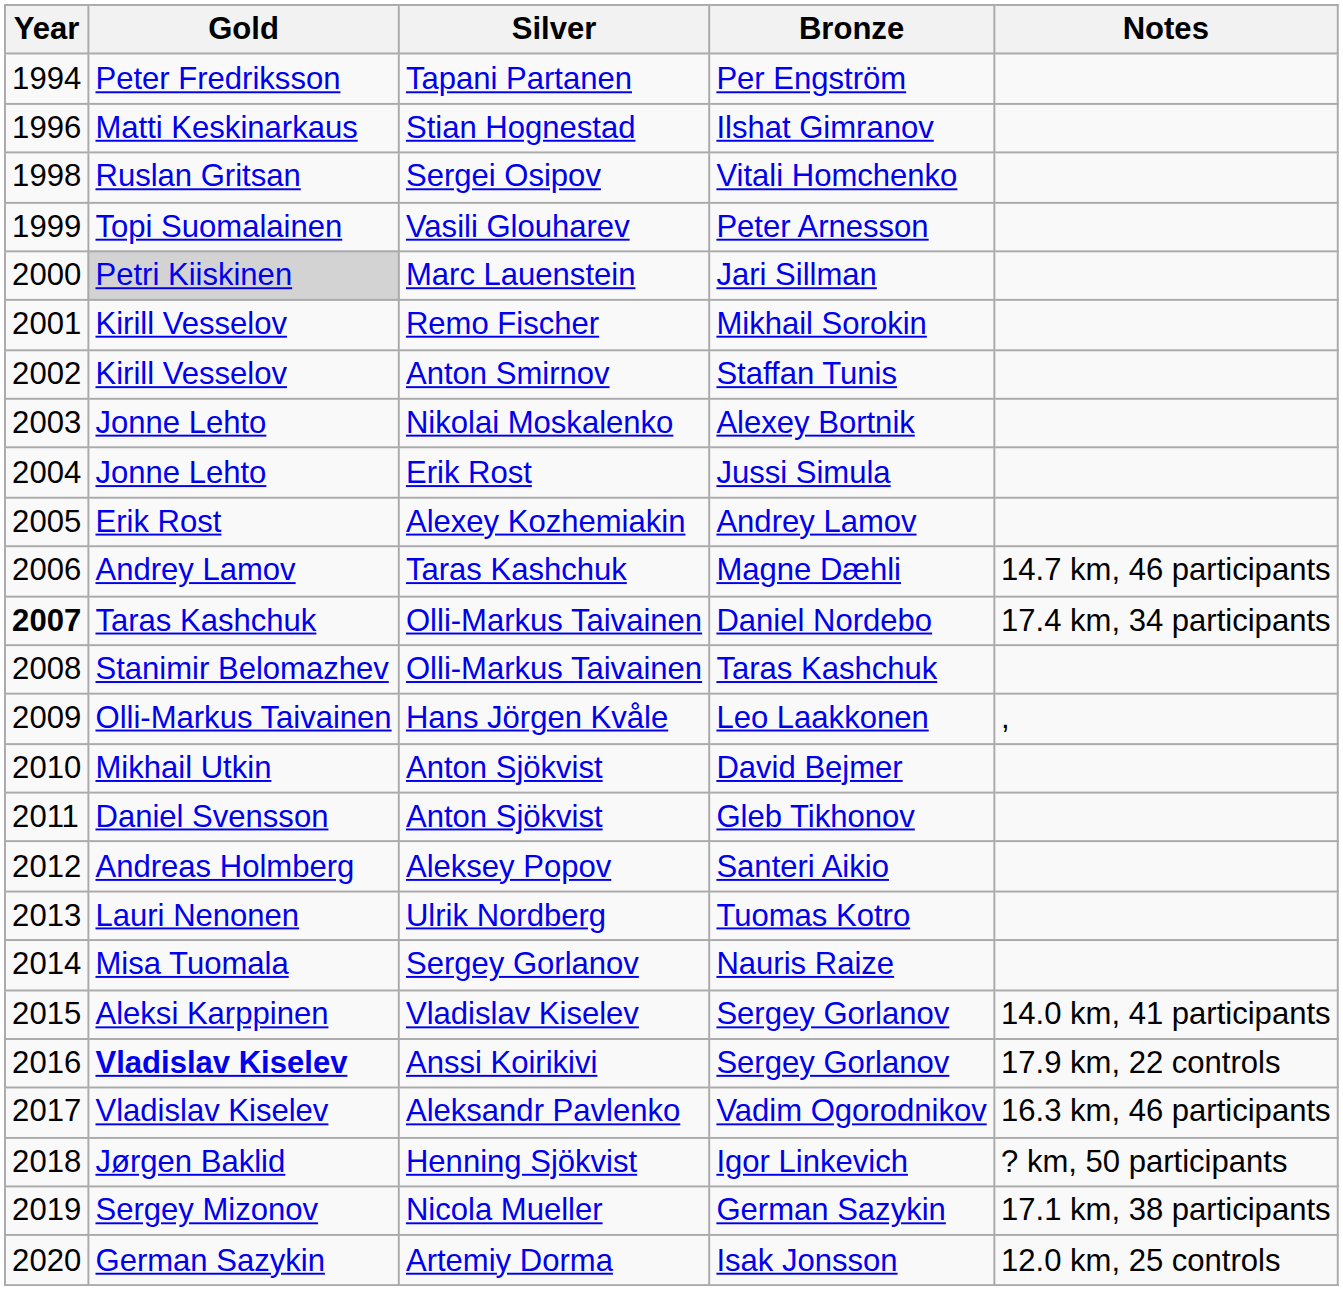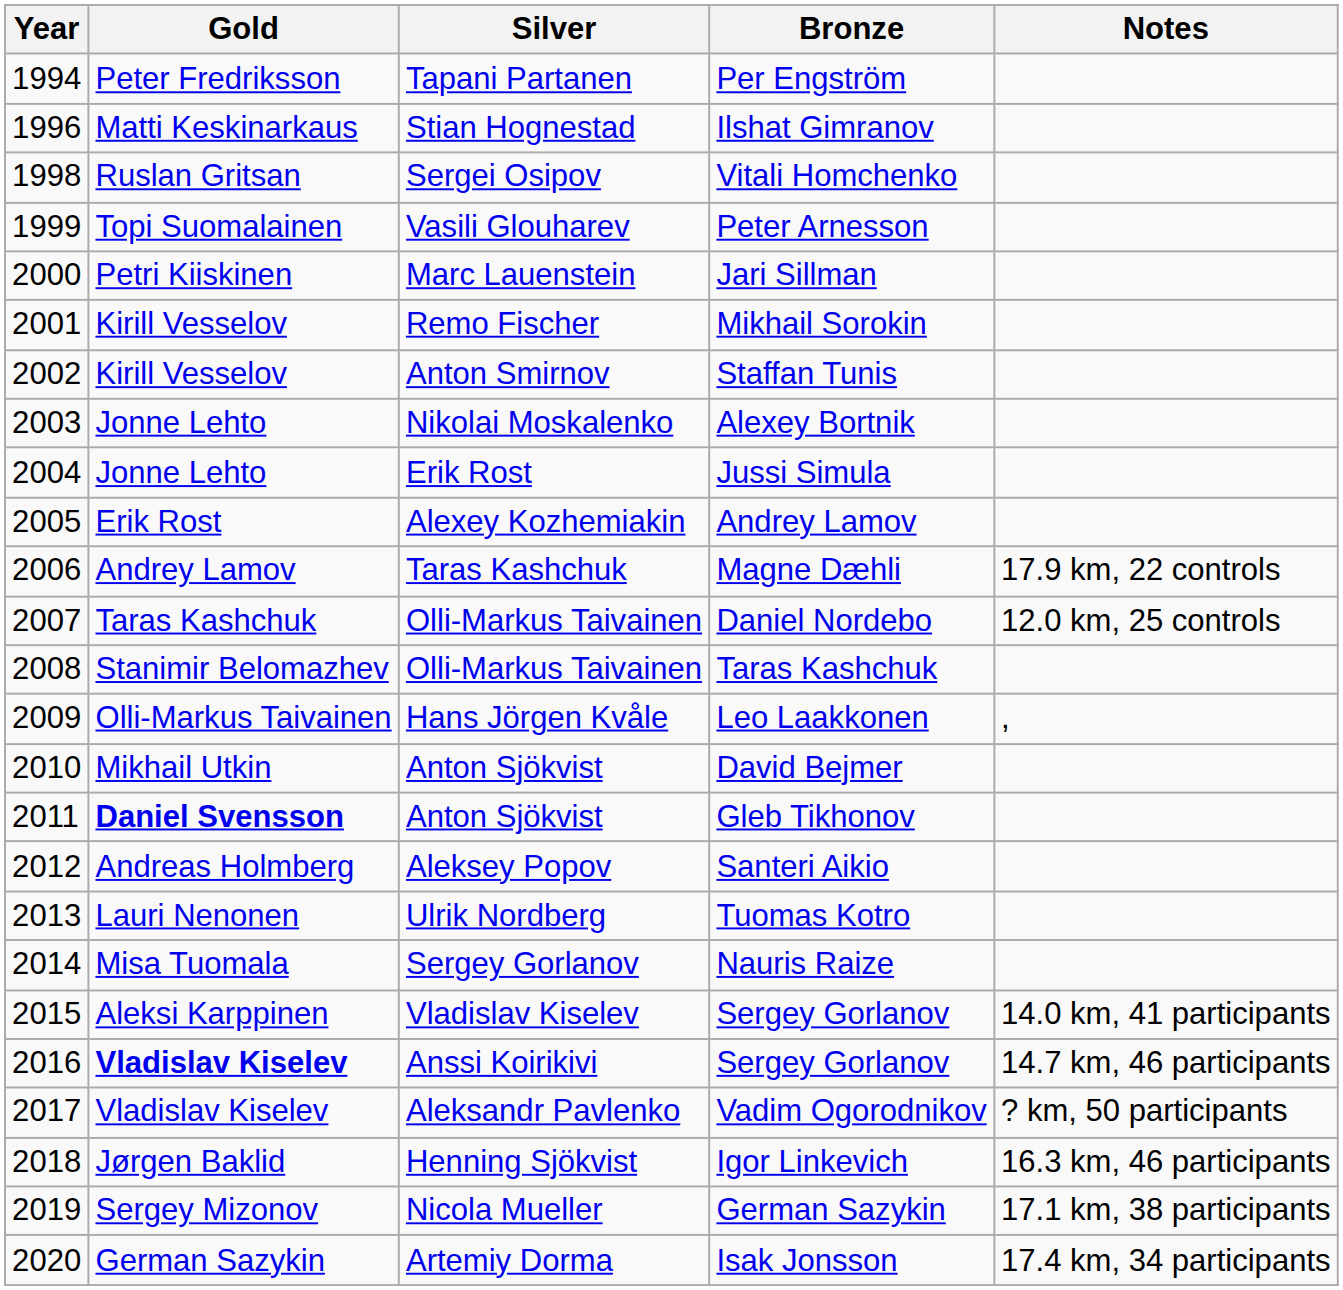(194, 275) lightgrey background -> (194, 275) no background
(1166, 570) 14.7 km, 46 participants -> (1141, 570) 17.9 km, 22 controls
(47, 619) bold -> (47, 619) normal
(1166, 619) 17.4 km, 34 participants -> (1141, 619) 12.0 km, 25 controls
(212, 816) normal -> (220, 816) bold
(1141, 1062) 17.9 km, 22 controls -> (1166, 1062) 14.7 km, 46 participants
(1166, 1112) 16.3 km, 46 participants -> (1144, 1112) ? km, 50 participants
(1144, 1161) ? km, 50 participants -> (1166, 1161) 16.3 km, 46 participants
(1141, 1259) 12.0 km, 25 controls -> (1166, 1259) 17.4 km, 34 participants
